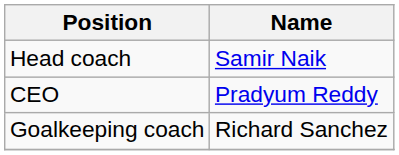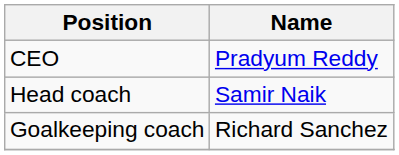rows swapped: (35, 94) <-> (71, 58)
